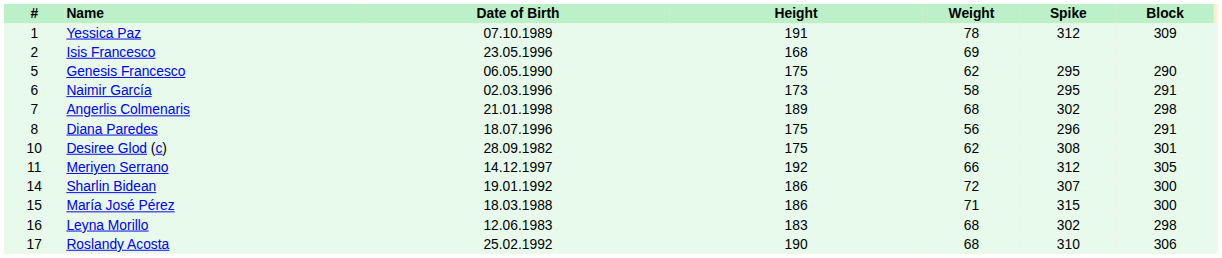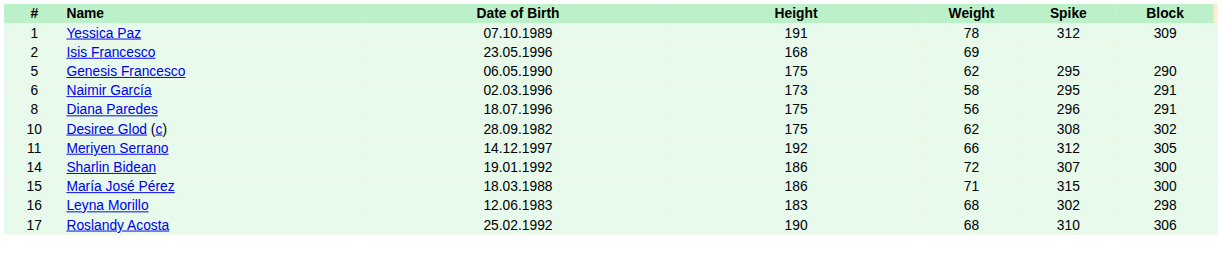- row: (128, 110)
(1165, 148) 301 -> (1165, 129) 302
